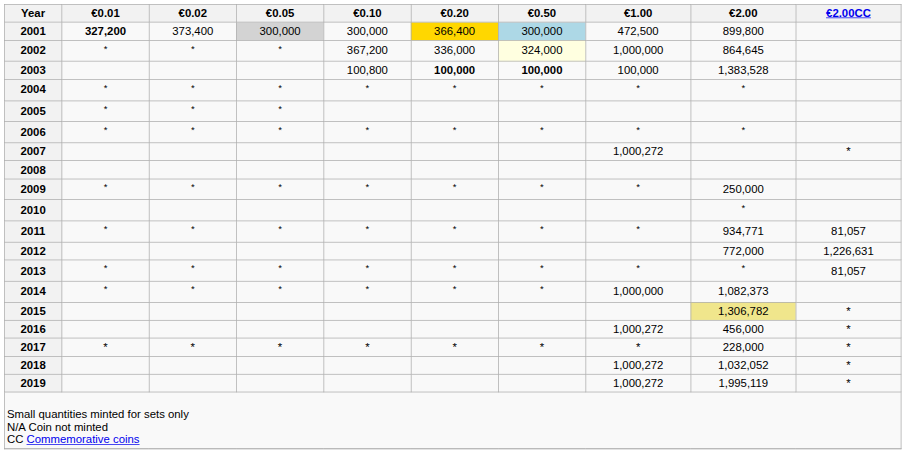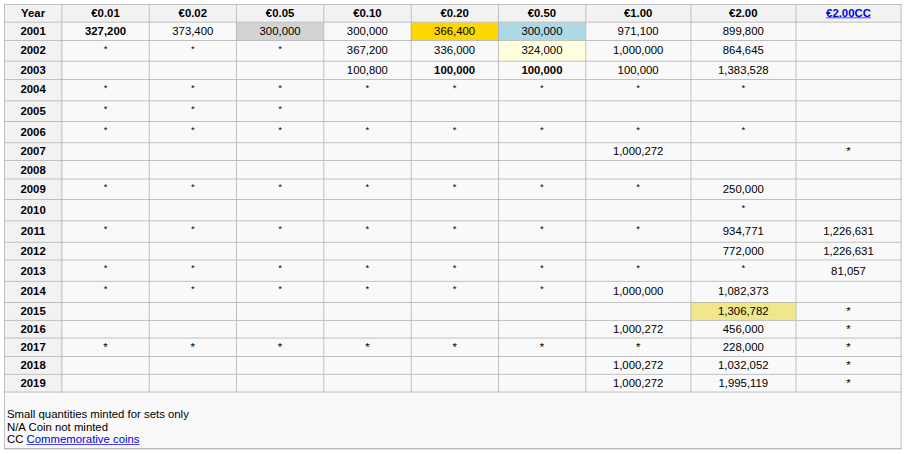(638, 31) 472,500 -> (638, 31) 971,100
(848, 231) 81,057 -> (848, 231) 1,226,631
